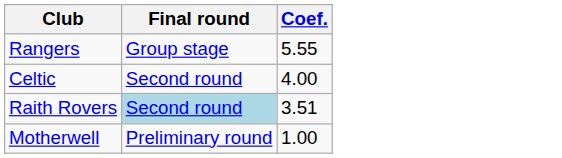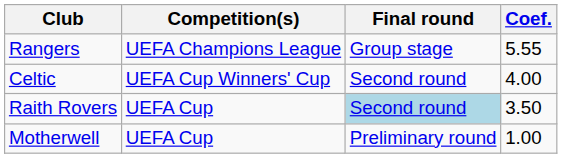+ column: (233, 19)
(299, 108) 3.51 -> (523, 108) 3.50
